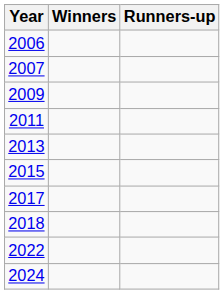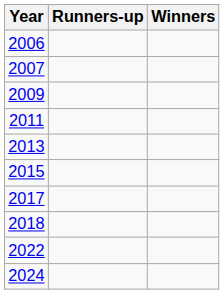columns swapped: (84, 17) <-> (170, 17)
